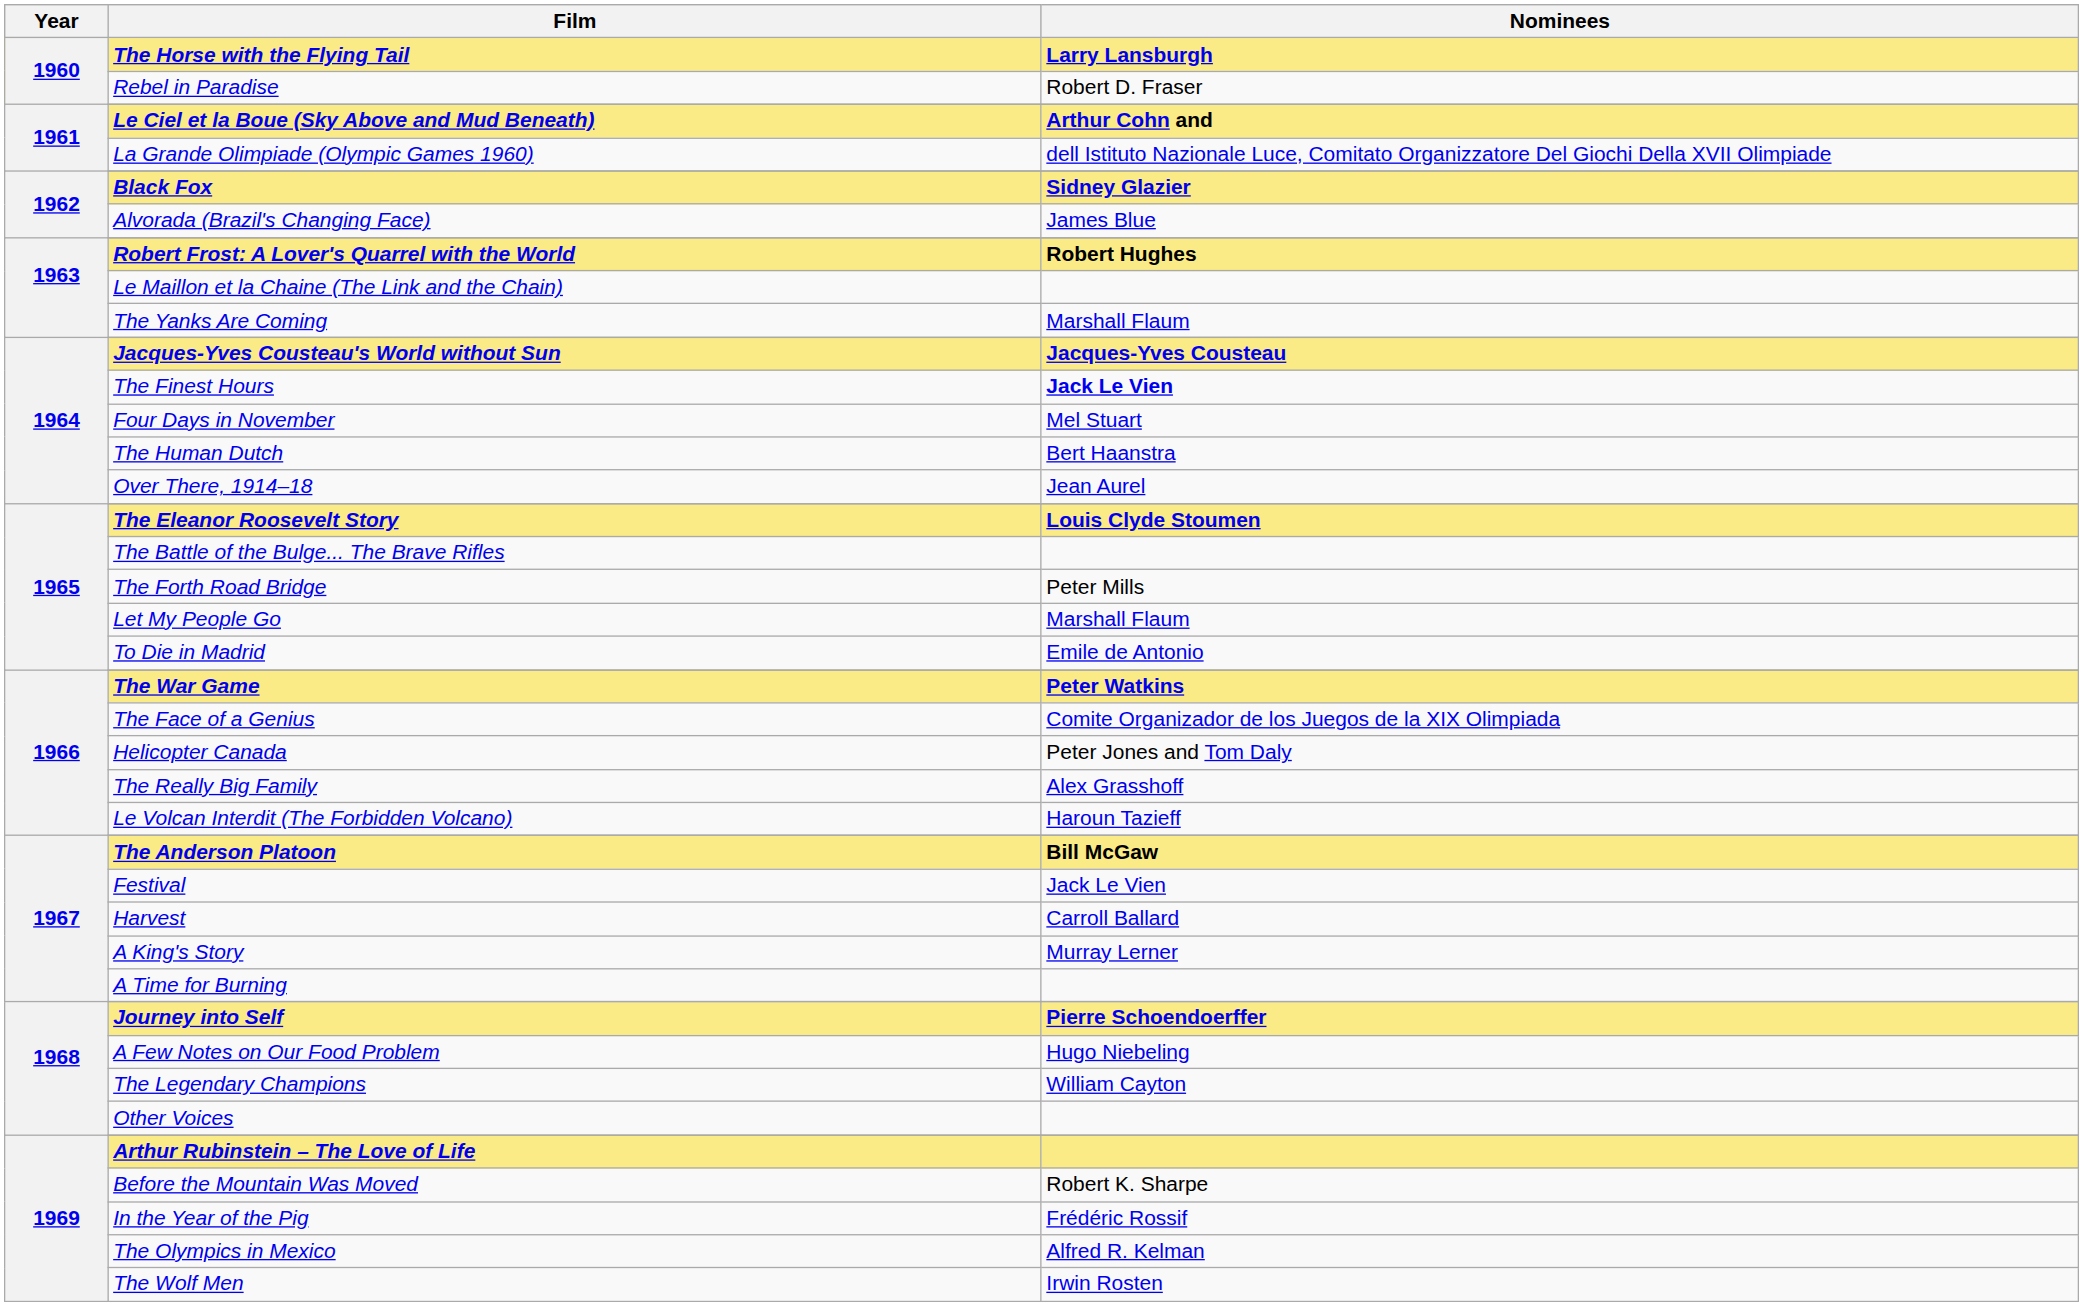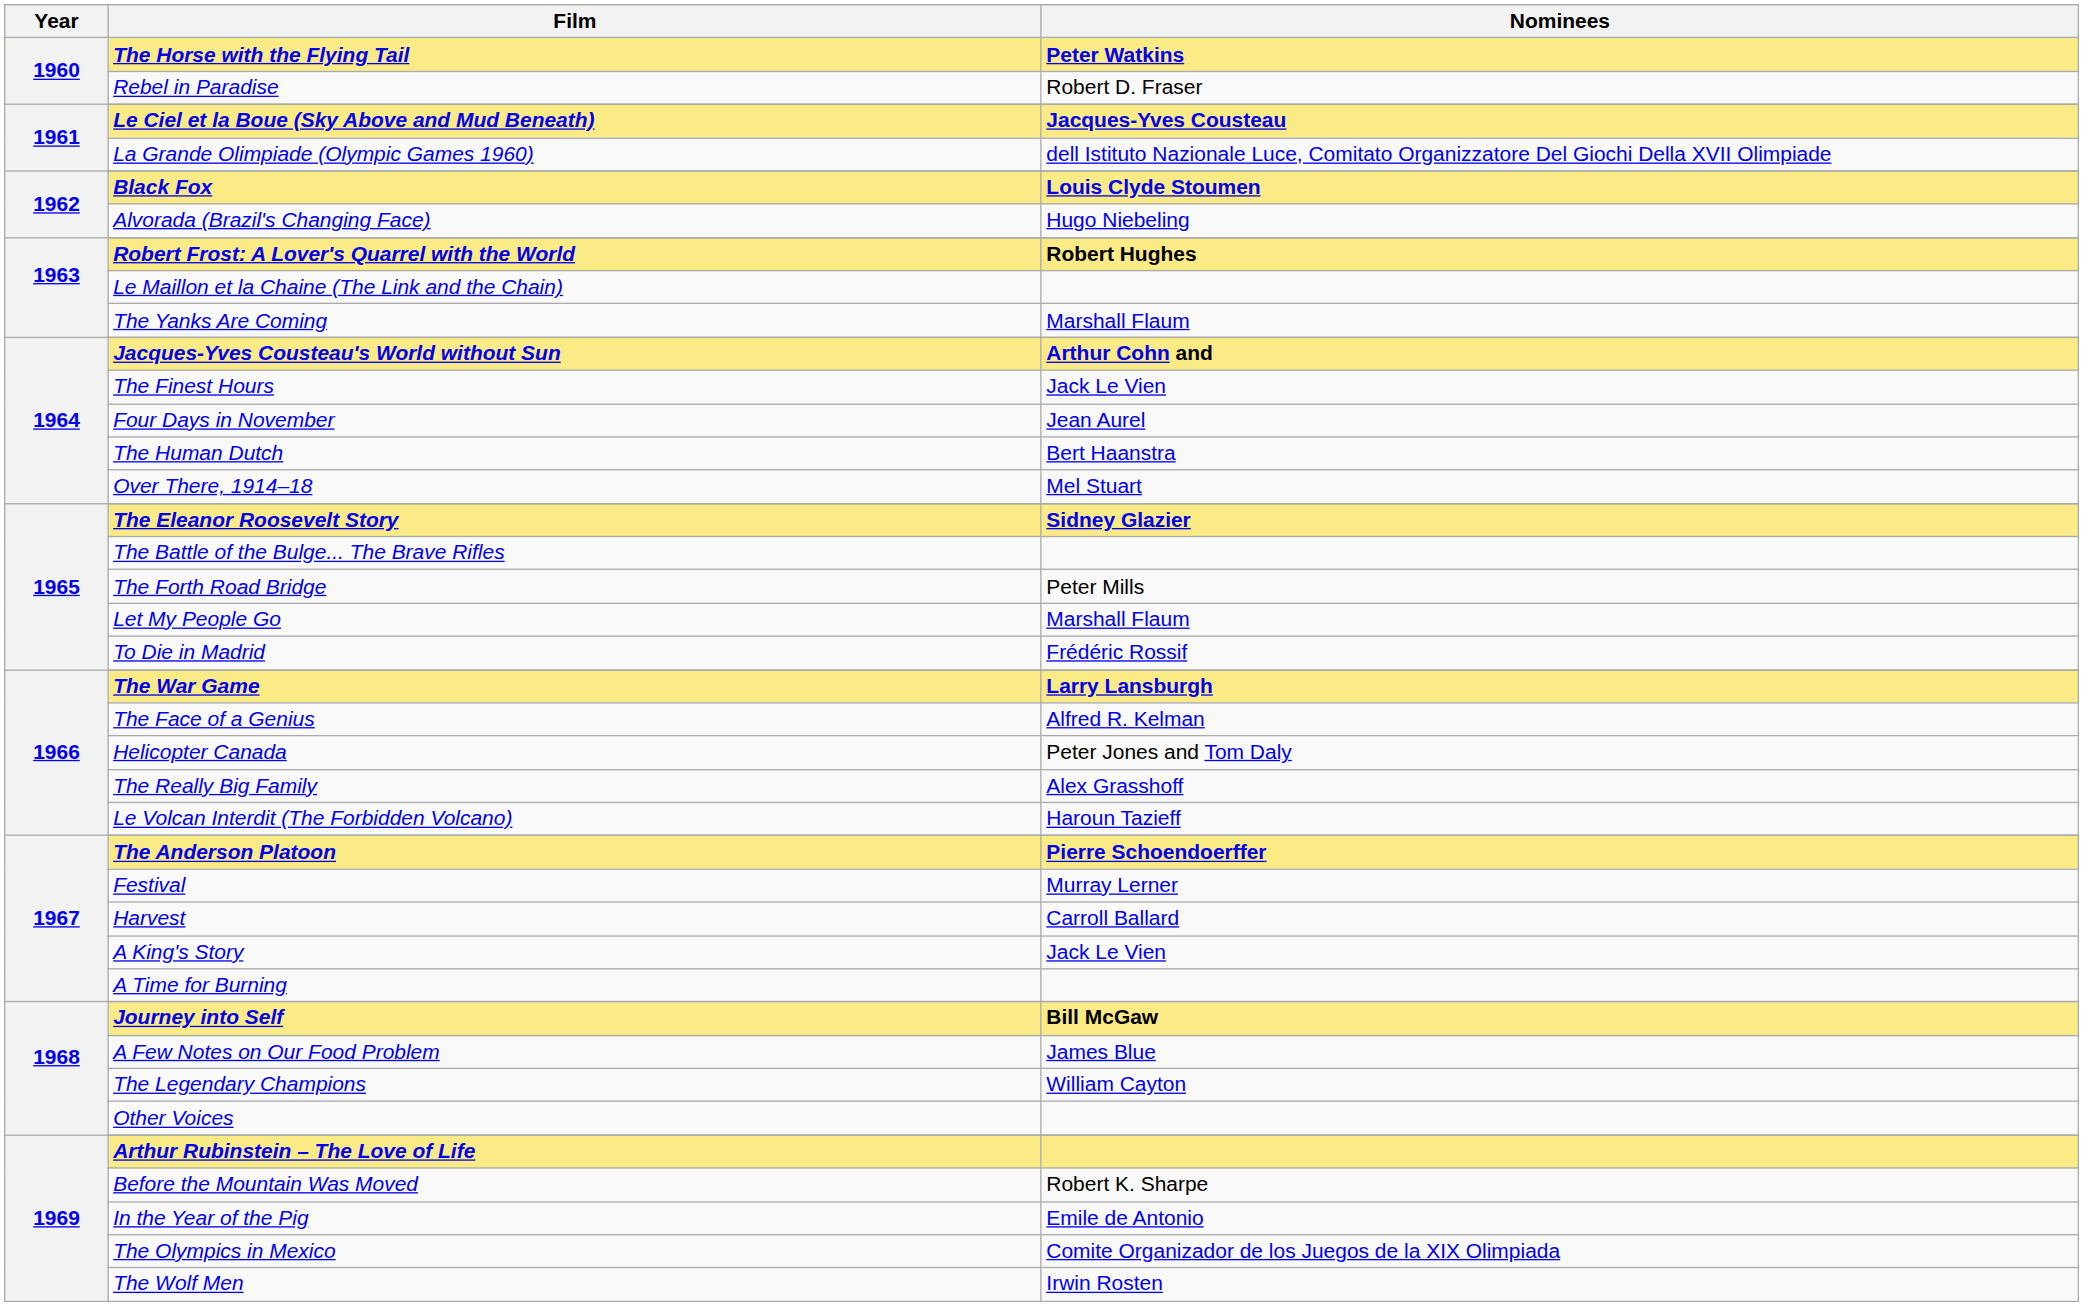(1130, 54) Larry Lansburgh -> (1115, 54) Peter Watkins
(1130, 120) Arthur Cohn and -> (1166, 120) Jacques-Yves Cousteau
(1119, 187) Sidney Glazier -> (1153, 187) Louis Clyde Stoumen
(1101, 220) James Blue -> (1118, 220) Hugo Niebeling
(1166, 353) Jacques-Yves Cousteau -> (1130, 353) Arthur Cohn and
(1110, 386) bold -> (1106, 386) normal
(1094, 420) Mel Stuart -> (1096, 420) Jean Aurel
(1096, 486) Jean Aurel -> (1094, 486) Mel Stuart
(1153, 519) Louis Clyde Stoumen -> (1119, 519) Sidney Glazier
(1125, 652) Emile de Antonio -> (1117, 652) Frédéric Rossif
(1115, 685) Peter Watkins -> (1130, 685) Larry Lansburgh
(1303, 719) Comite Organizador de los Juegos de la XIX Olimpiada -> (1126, 719) Alfred R. Kelman
(1102, 852) Bill McGaw -> (1156, 852) Pierre Schoendoerffer
(1106, 885) Jack Le Vien -> (1112, 885) Murray Lerner
(1112, 951) Murray Lerner -> (1106, 951) Jack Le Vien
(1156, 1018) Pierre Schoendoerffer -> (1102, 1018) Bill McGaw
(1118, 1051) Hugo Niebeling -> (1101, 1051) James Blue
(1117, 1217) Frédéric Rossif -> (1125, 1217) Emile de Antonio
(1126, 1251) Alfred R. Kelman -> (1303, 1251) Comite Organizador de los Juegos de la XIX Olimpiada
